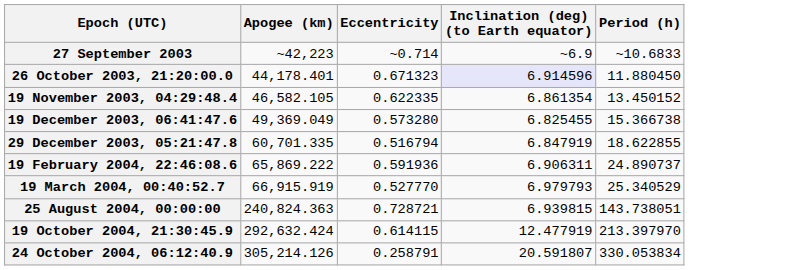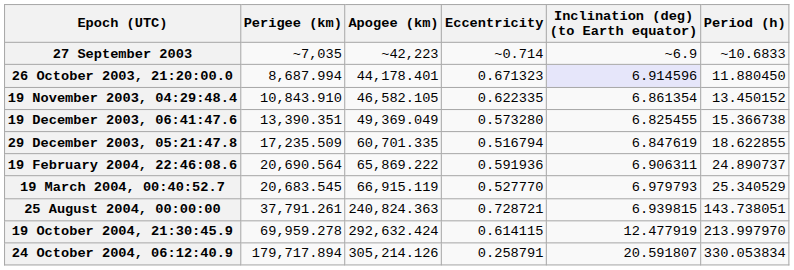+ column: (293, 24)
(560, 143) 6.847919 -> (665, 143) 6.847619
(293, 187) 66,915.919 -> (398, 187) 66,915.119
(640, 232) 213.397970 -> (745, 232) 213.997970
